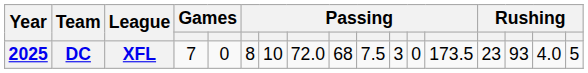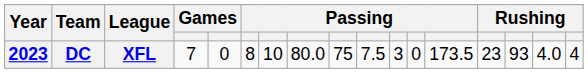(28, 54) 2025 -> (28, 54) 2023
(308, 54) 72.0 -> (308, 54) 80.0
(343, 54) 68 -> (343, 54) 75
(574, 54) 5 -> (574, 54) 4
